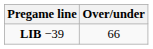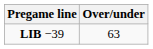(114, 34) 66 -> (114, 34) 63
